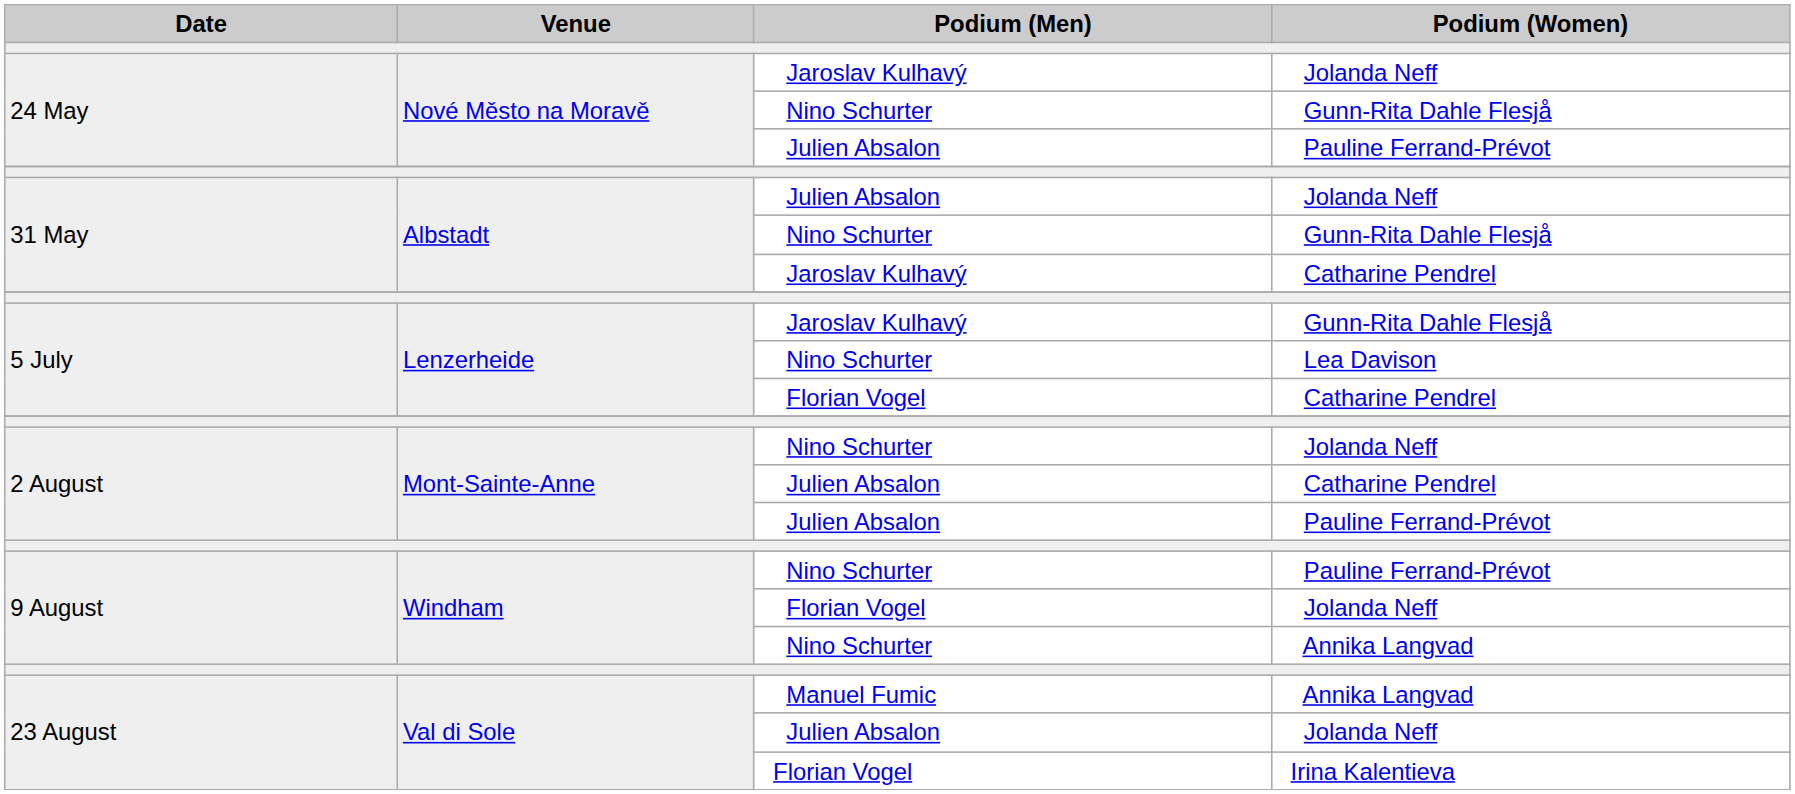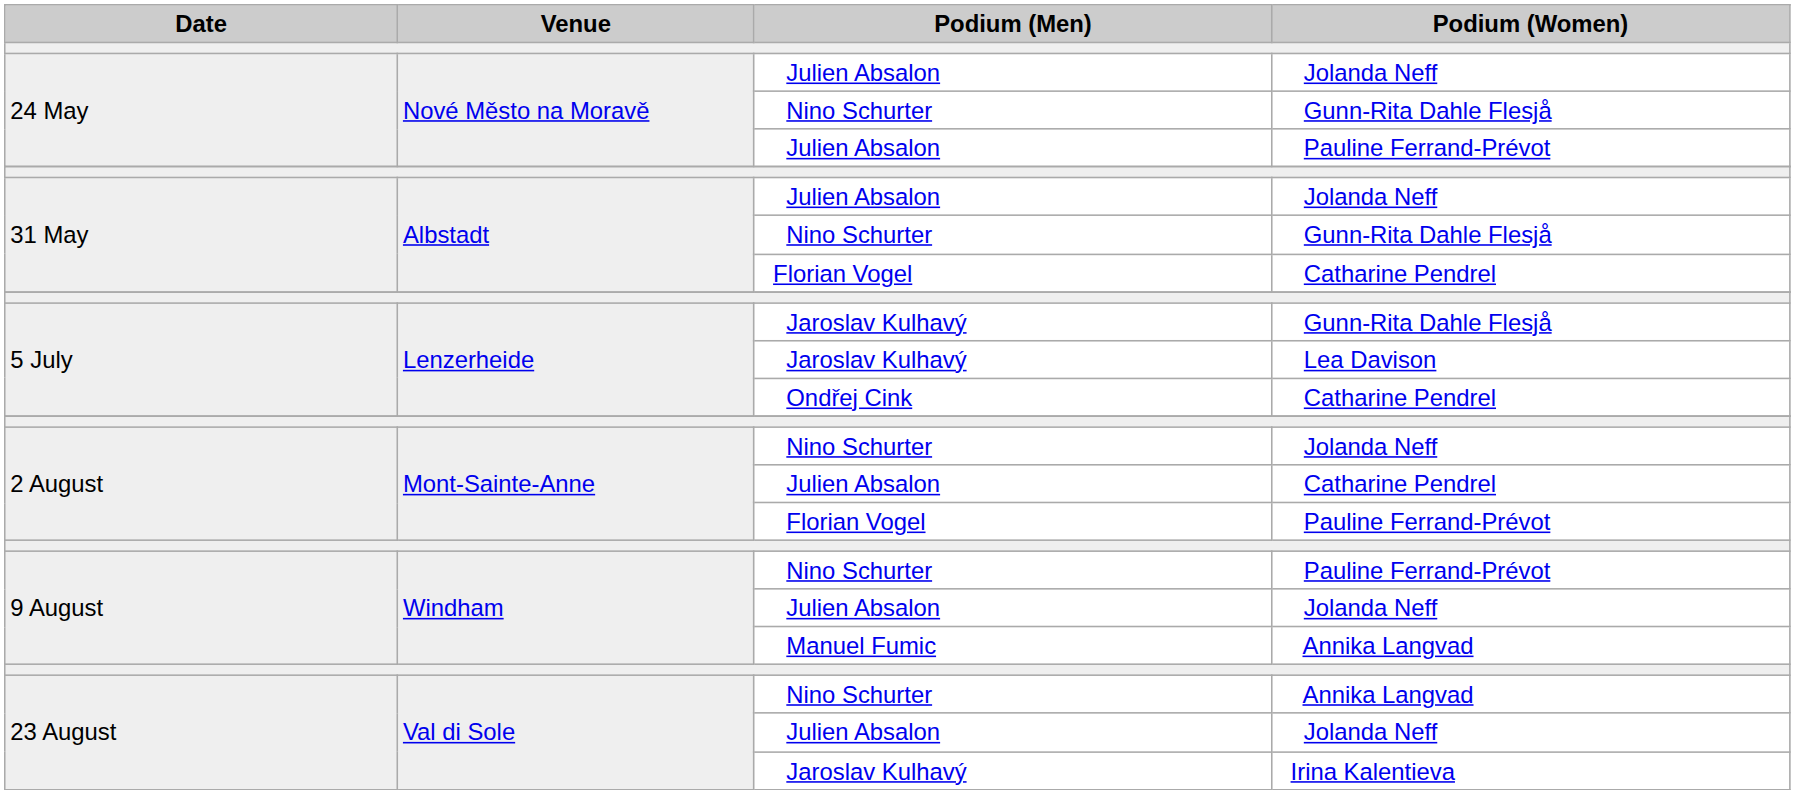(863, 73) Jaroslav Kulhavý -> (850, 73) Julien Absalon
(863, 273) Jaroslav Kulhavý -> (836, 273) Florian Vogel
(846, 359) Nino Schurter -> (863, 359) Jaroslav Kulhavý
(843, 397) Florian Vogel -> (836, 397) Ondřej Cink
(850, 522) Julien Absalon -> (843, 522) Florian Vogel
(843, 608) Florian Vogel -> (850, 608) Julien Absalon
(846, 646) Nino Schurter -> (848, 646) Manuel Fumic
(848, 695) Manuel Fumic -> (846, 695) Nino Schurter
(836, 770) Florian Vogel -> (863, 770) Jaroslav Kulhavý
